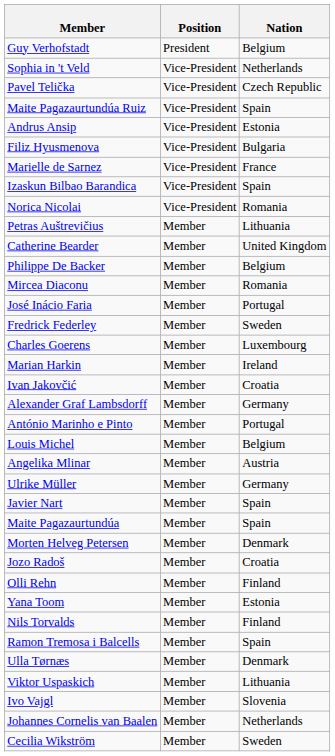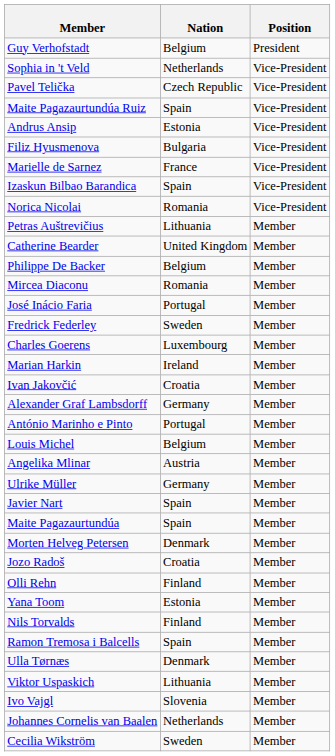columns swapped: (200, 28) <-> (284, 28)
